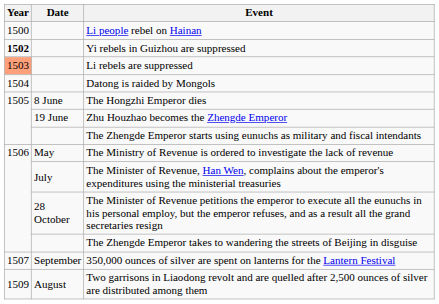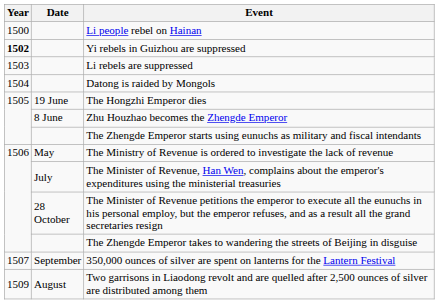(18, 65) lightsalmon background -> (18, 65) no background
(48, 100) 8 June -> (51, 100) 19 June
(51, 118) 19 June -> (48, 118) 8 June
